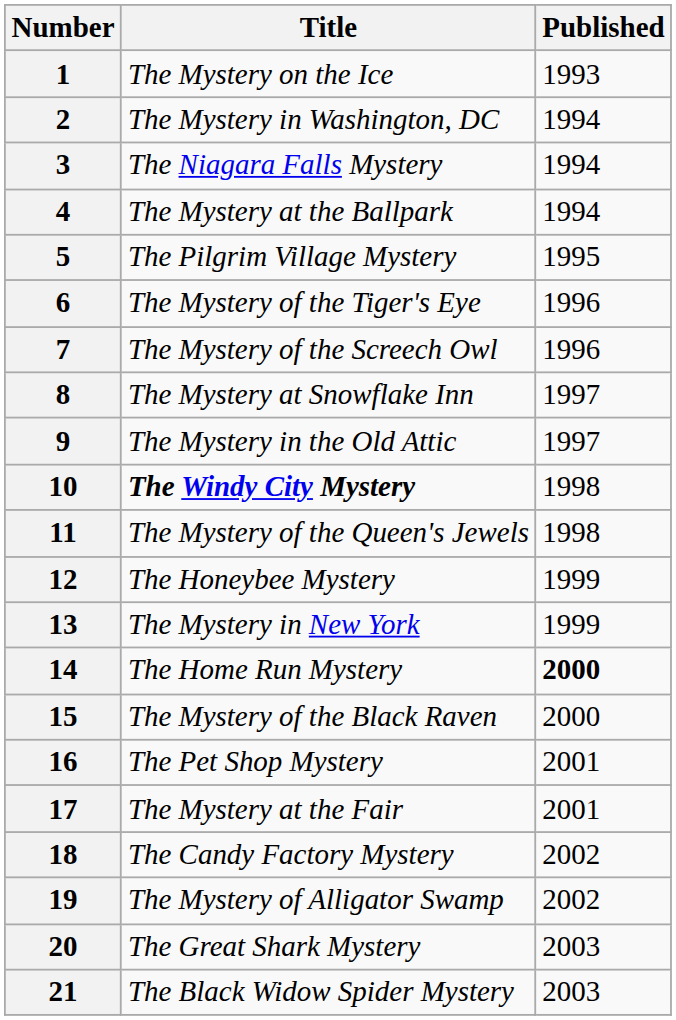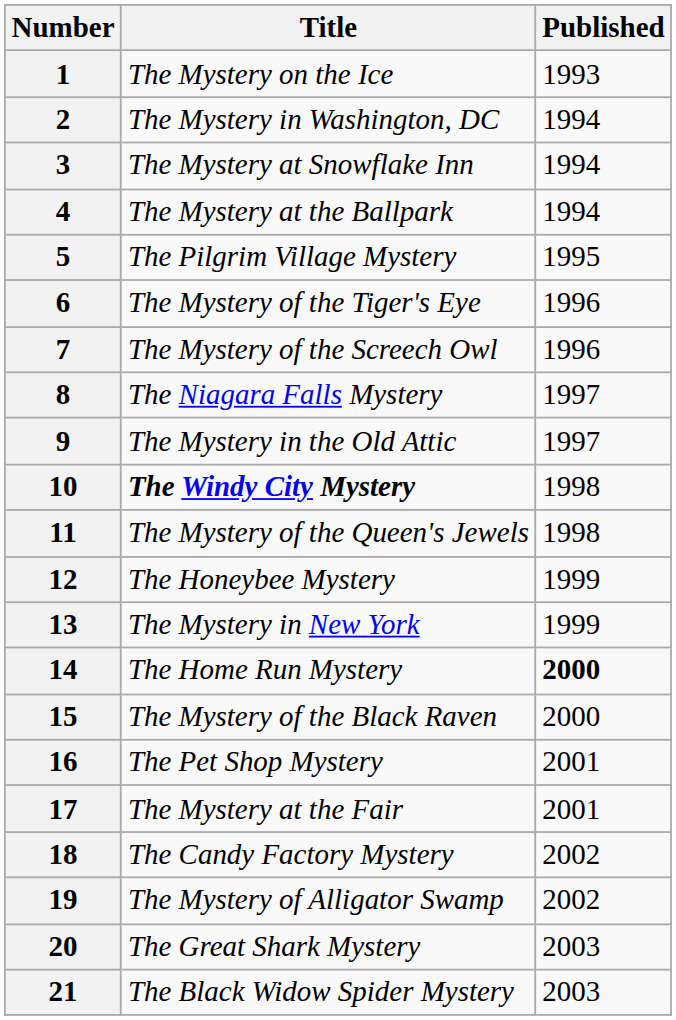(285, 165) The Niagara Falls Mystery -> (301, 165) The Mystery at Snowflake Inn
(301, 394) The Mystery at Snowflake Inn -> (285, 394) The Niagara Falls Mystery
